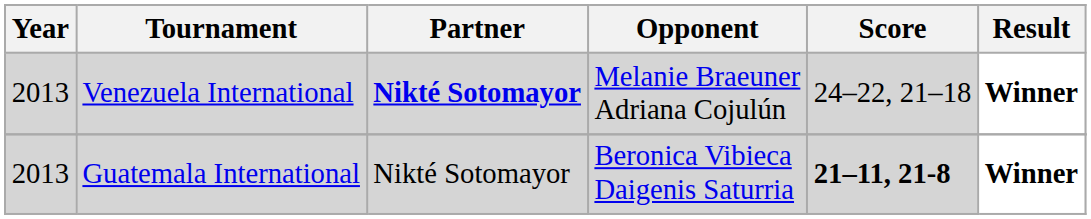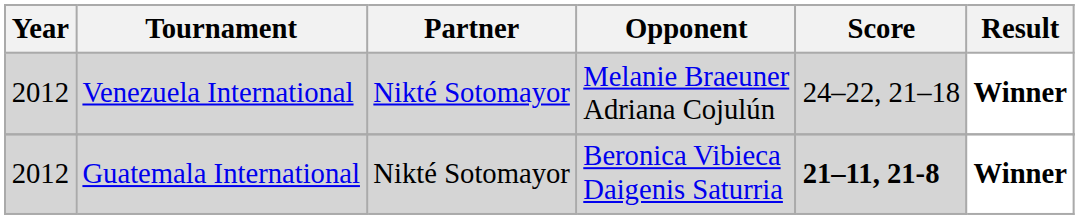(40, 92) 2013 -> (40, 92) 2012
(477, 92) bold -> (472, 92) normal
(40, 173) 2013 -> (40, 173) 2012
